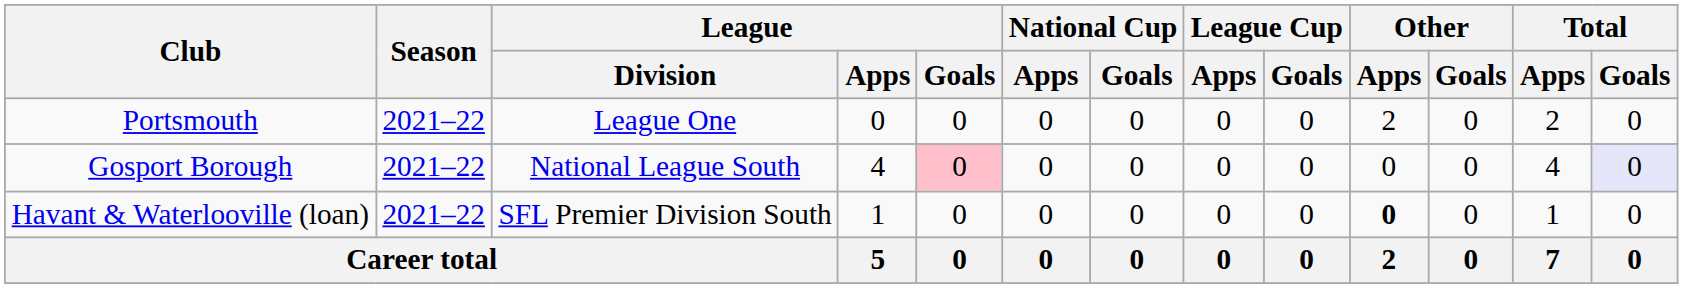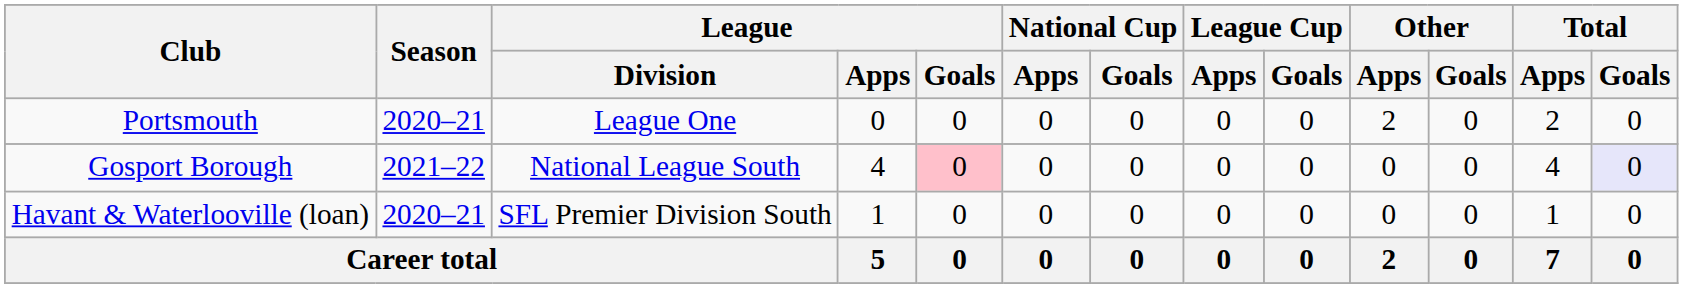(434, 120) 2021–22 -> (434, 120) 2020–21
(434, 213) 2021–22 -> (434, 213) 2020–21
(1389, 213) bold -> (1389, 213) normal
